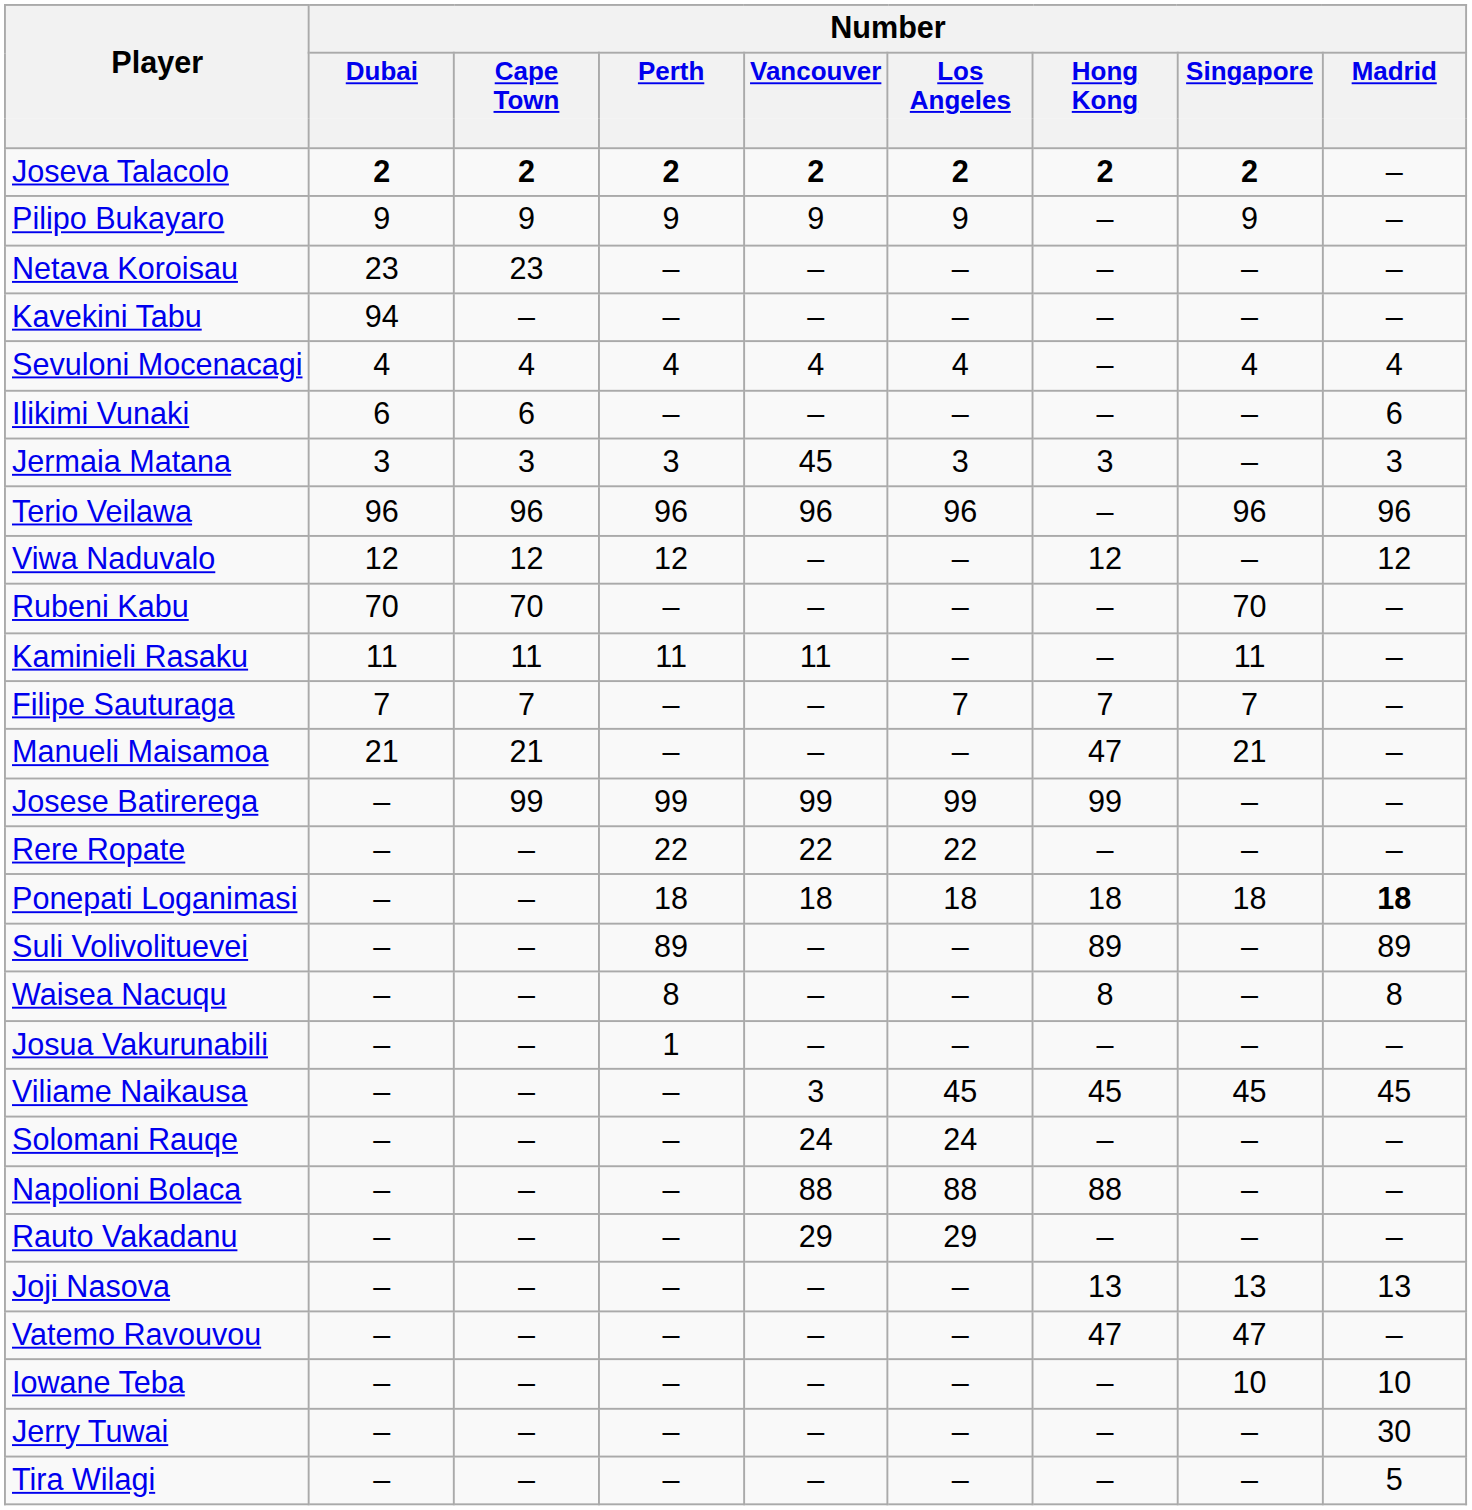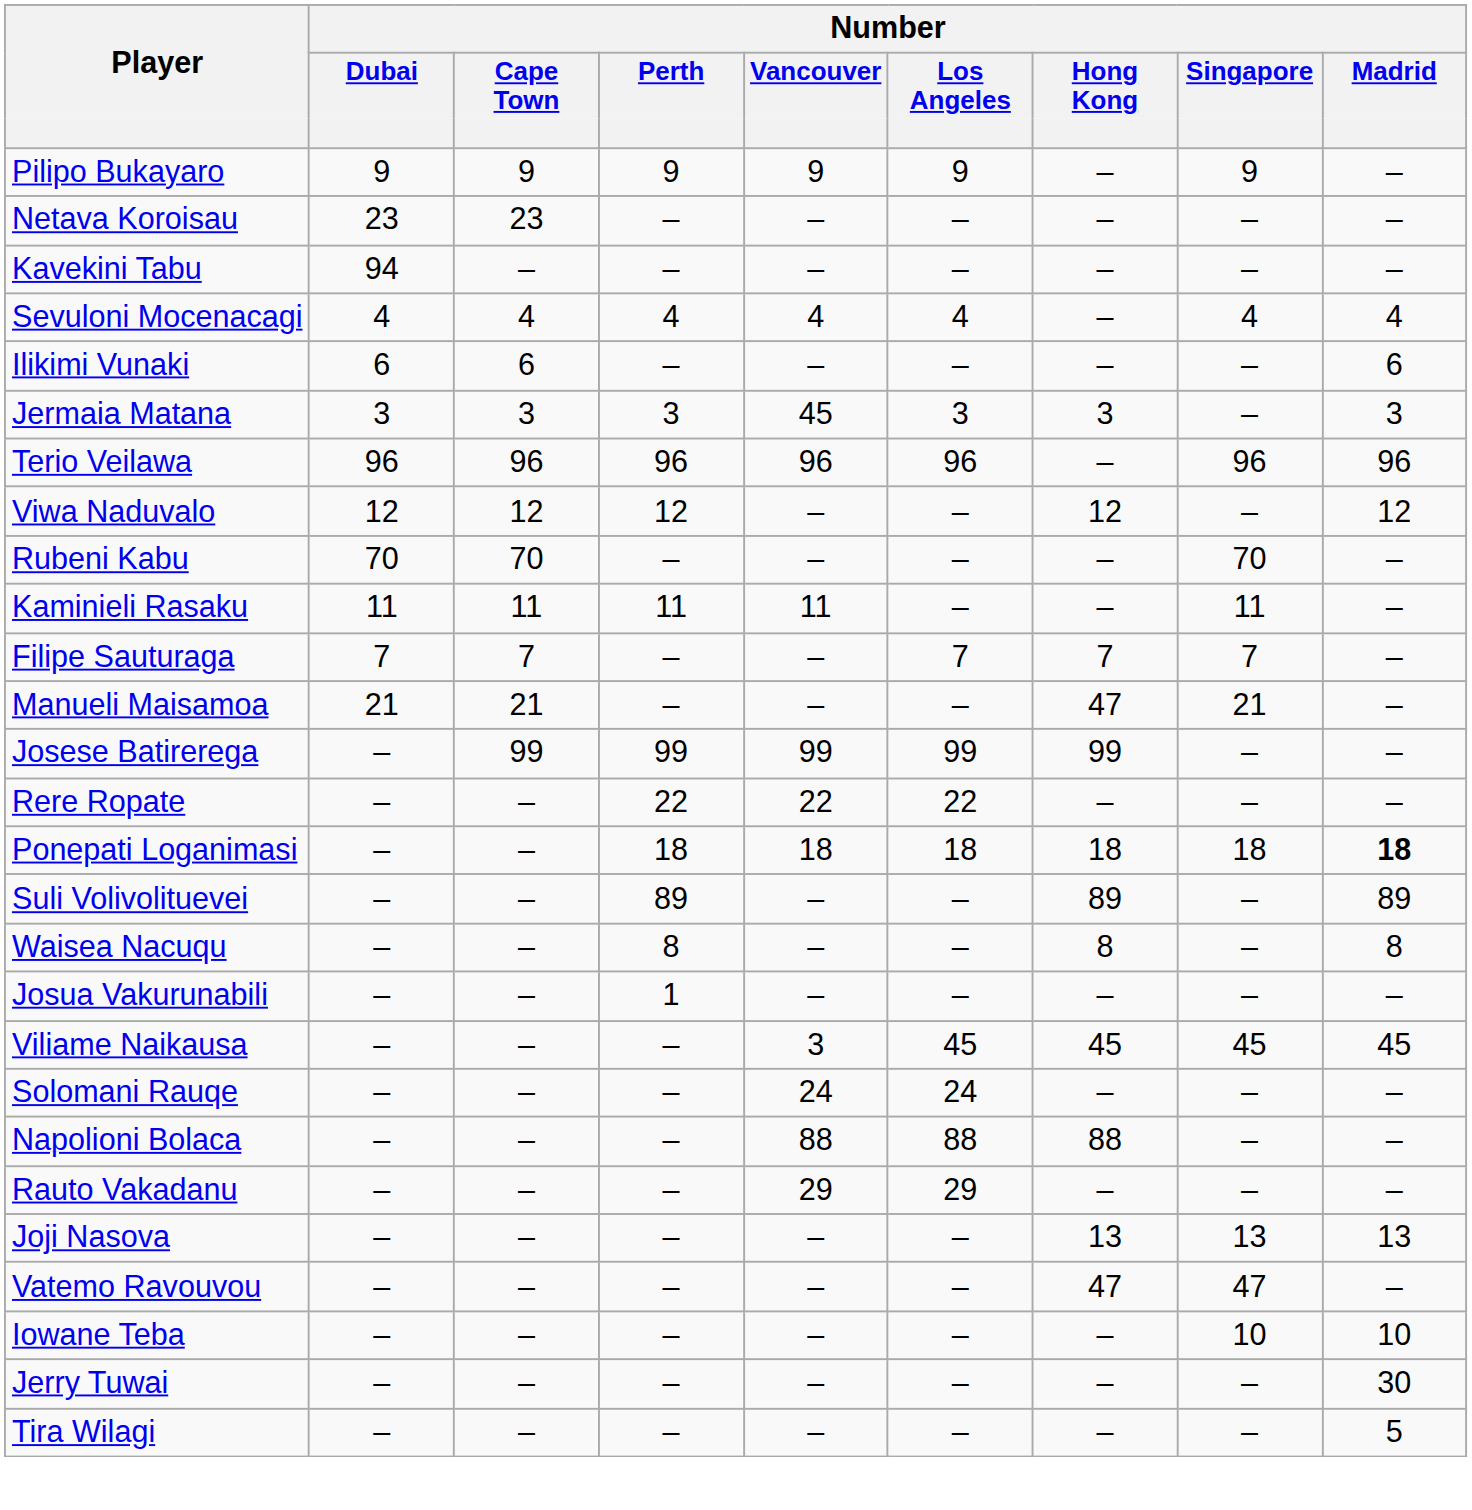- row: (120, 171)
